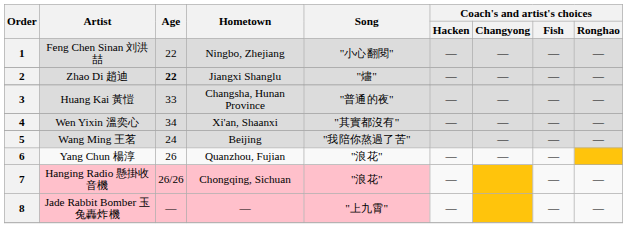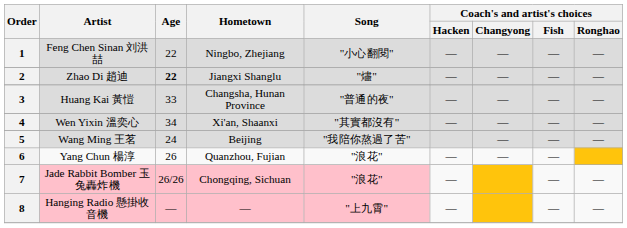(97, 179) Hanging Radio 懸掛收音機 -> (97, 179) Jade Rabbit Bomber 玉兔轟炸機
(97, 208) Jade Rabbit Bomber 玉兔轟炸機 -> (97, 208) Hanging Radio 懸掛收音機
